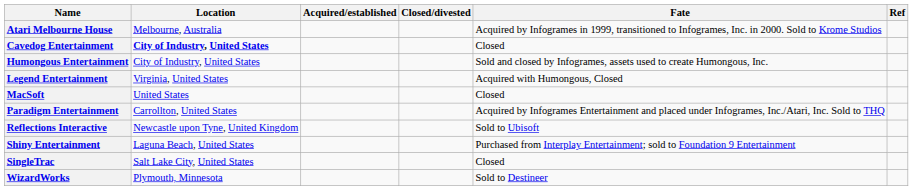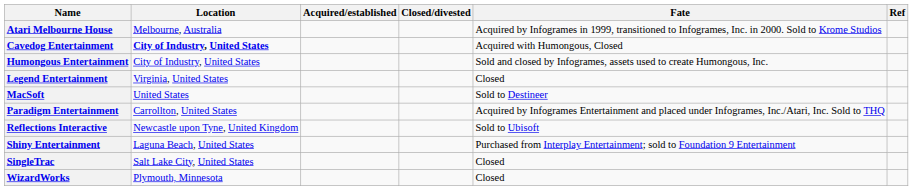(490, 45) Closed -> (549, 45) Acquired with Humongous, Closed
(549, 78) Acquired with Humongous, Closed -> (490, 78) Closed
(490, 95) Closed -> (512, 95) Sold to Destineer
(512, 177) Sold to Destineer -> (490, 177) Closed
